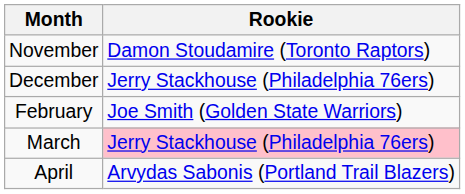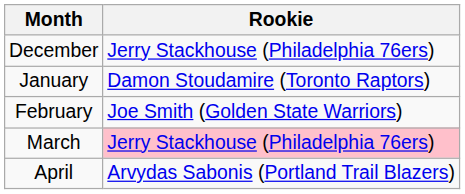- row: (54, 50)
+ row: (54, 81)
